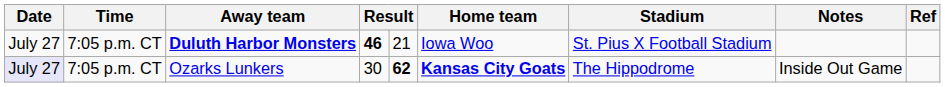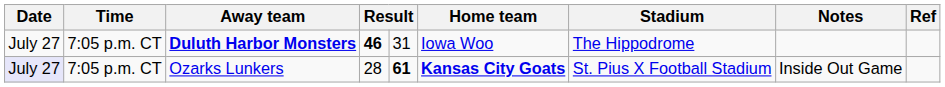(401, 43) 21 -> (401, 43) 31
(672, 43) St. Pius X Football Stadium -> (634, 43) The Hippodrome
(373, 69) 30 -> (373, 69) 28
(401, 69) 62 -> (401, 69) 61
(634, 69) The Hippodrome -> (672, 69) St. Pius X Football Stadium
